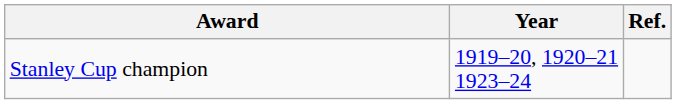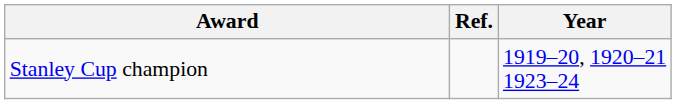columns swapped: (537, 21) <-> (647, 21)
